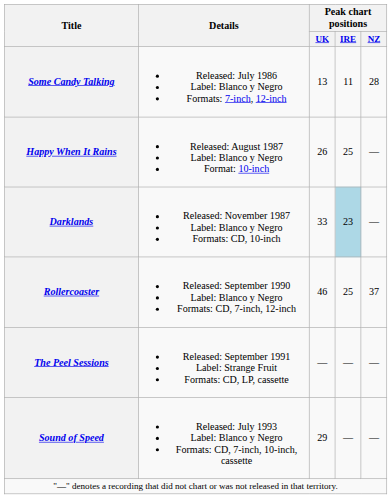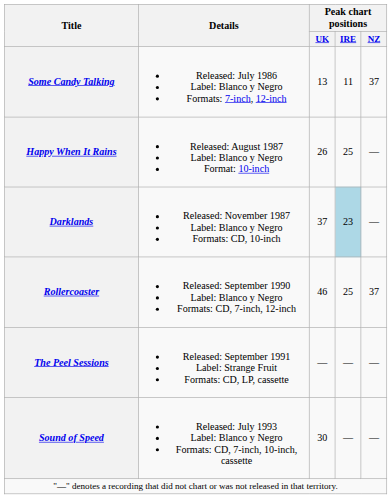(374, 81) 28 -> (374, 81) 37
(322, 222) 33 -> (322, 222) 37
(322, 438) 29 -> (322, 438) 30
